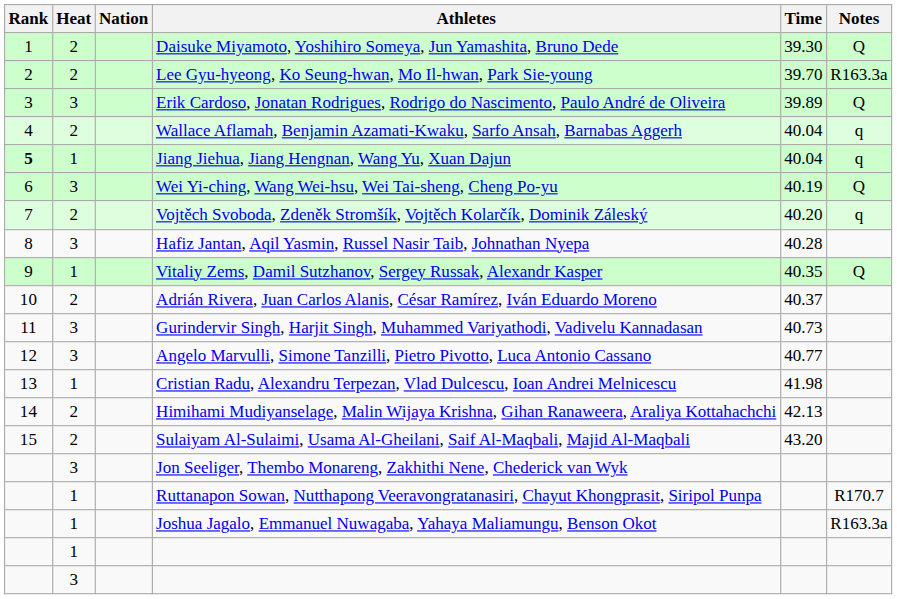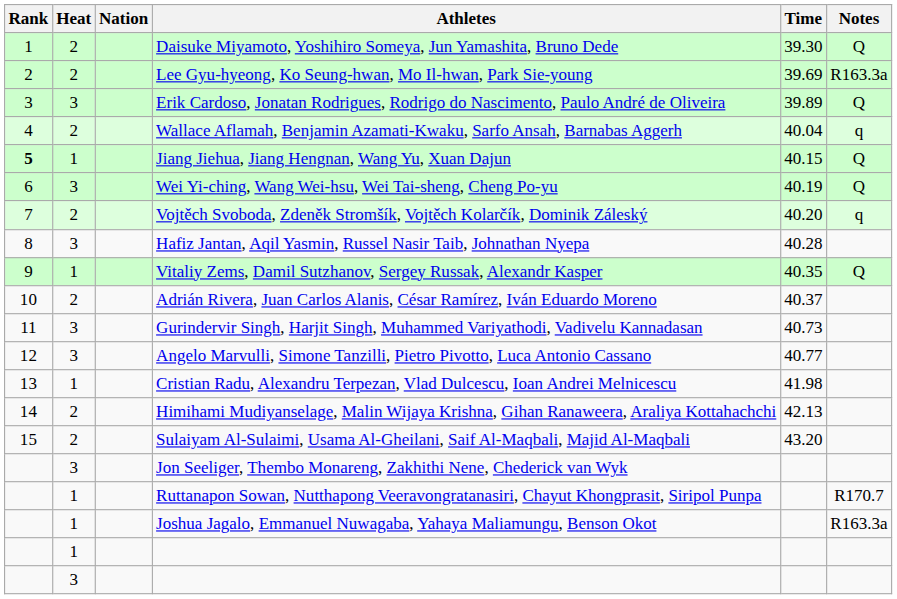(803, 74) 39.70 -> (803, 74) 39.69
(803, 159) 40.04 -> (803, 159) 40.15
(859, 159) q -> (859, 159) Q
